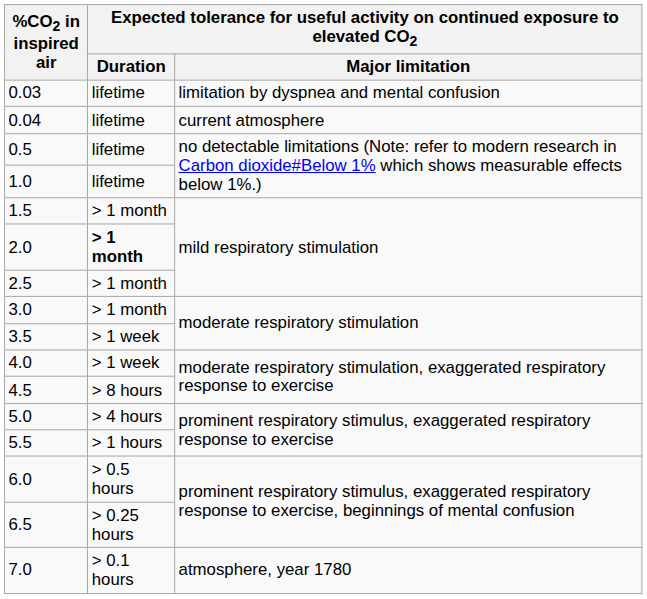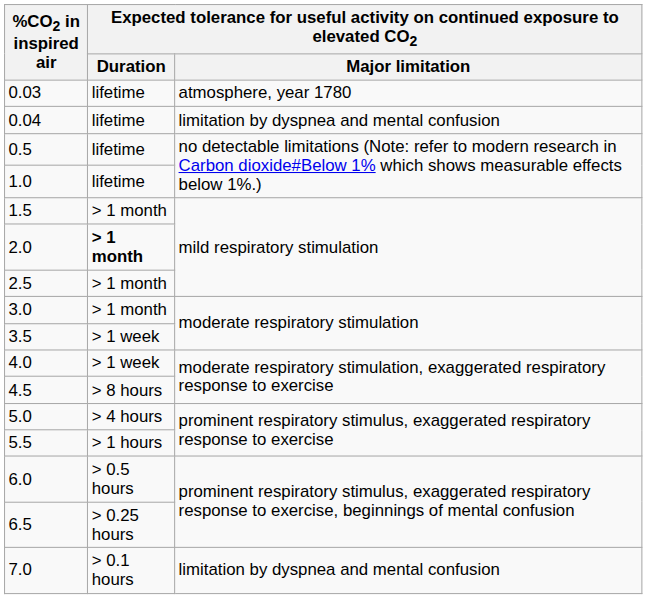(339, 93) limitation by dyspnea and mental confusion -> (265, 93) atmosphere, year 1780
(251, 119) current atmosphere -> (339, 119) limitation by dyspnea and mental confusion
(265, 570) atmosphere, year 1780 -> (339, 570) limitation by dyspnea and mental confusion
